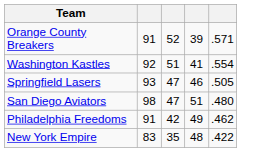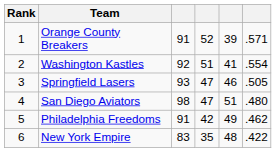+ column: (21, 13)
